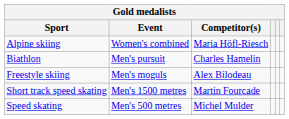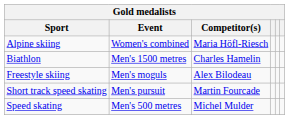(138, 59) Men's pursuit -> (149, 59) Men's 1500 metres
(149, 91) Men's 1500 metres -> (138, 91) Men's pursuit
